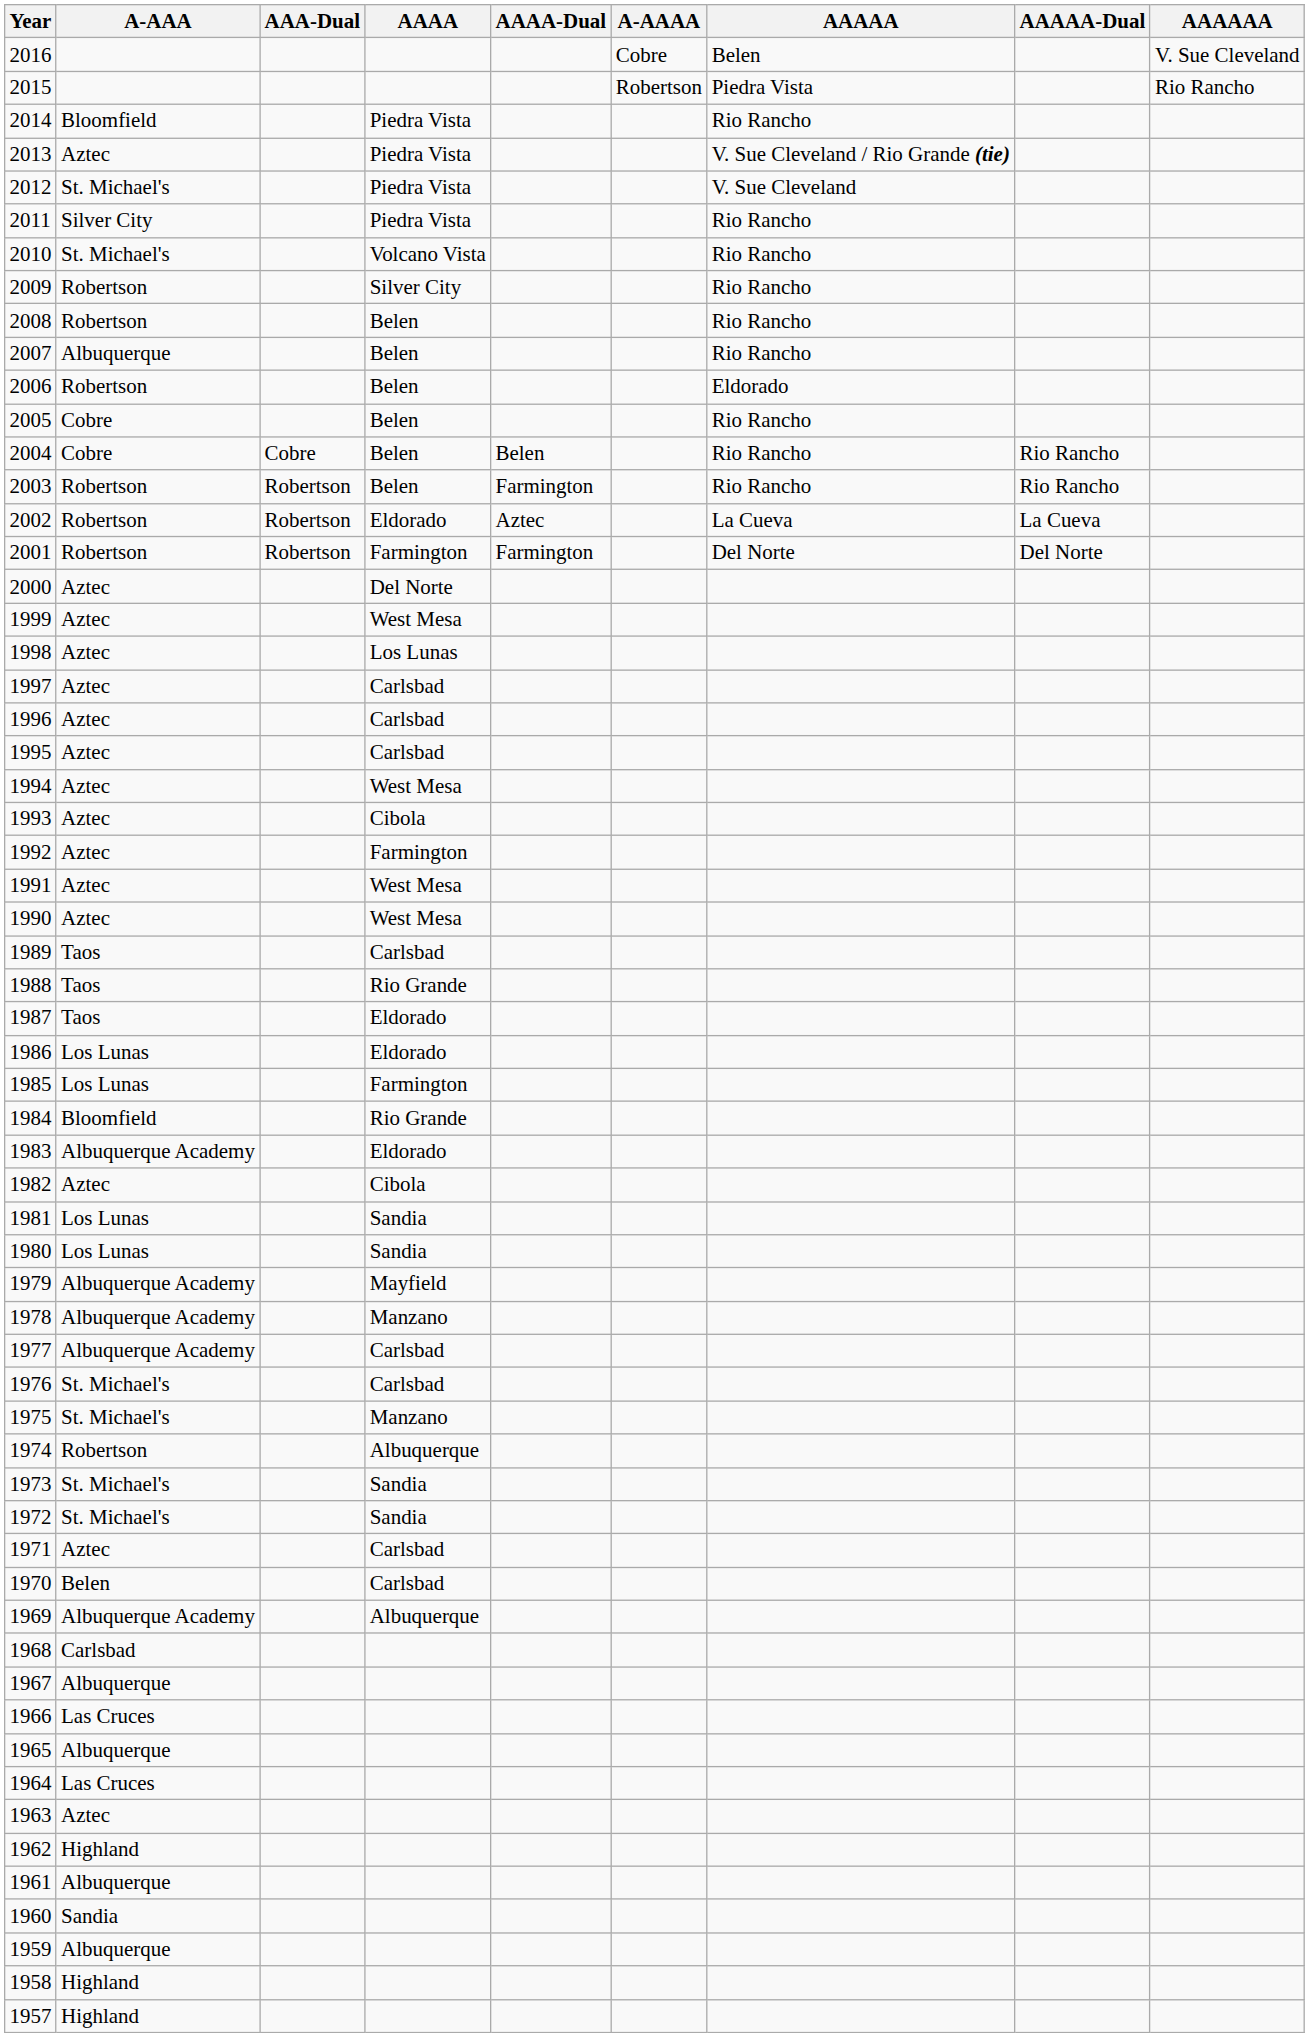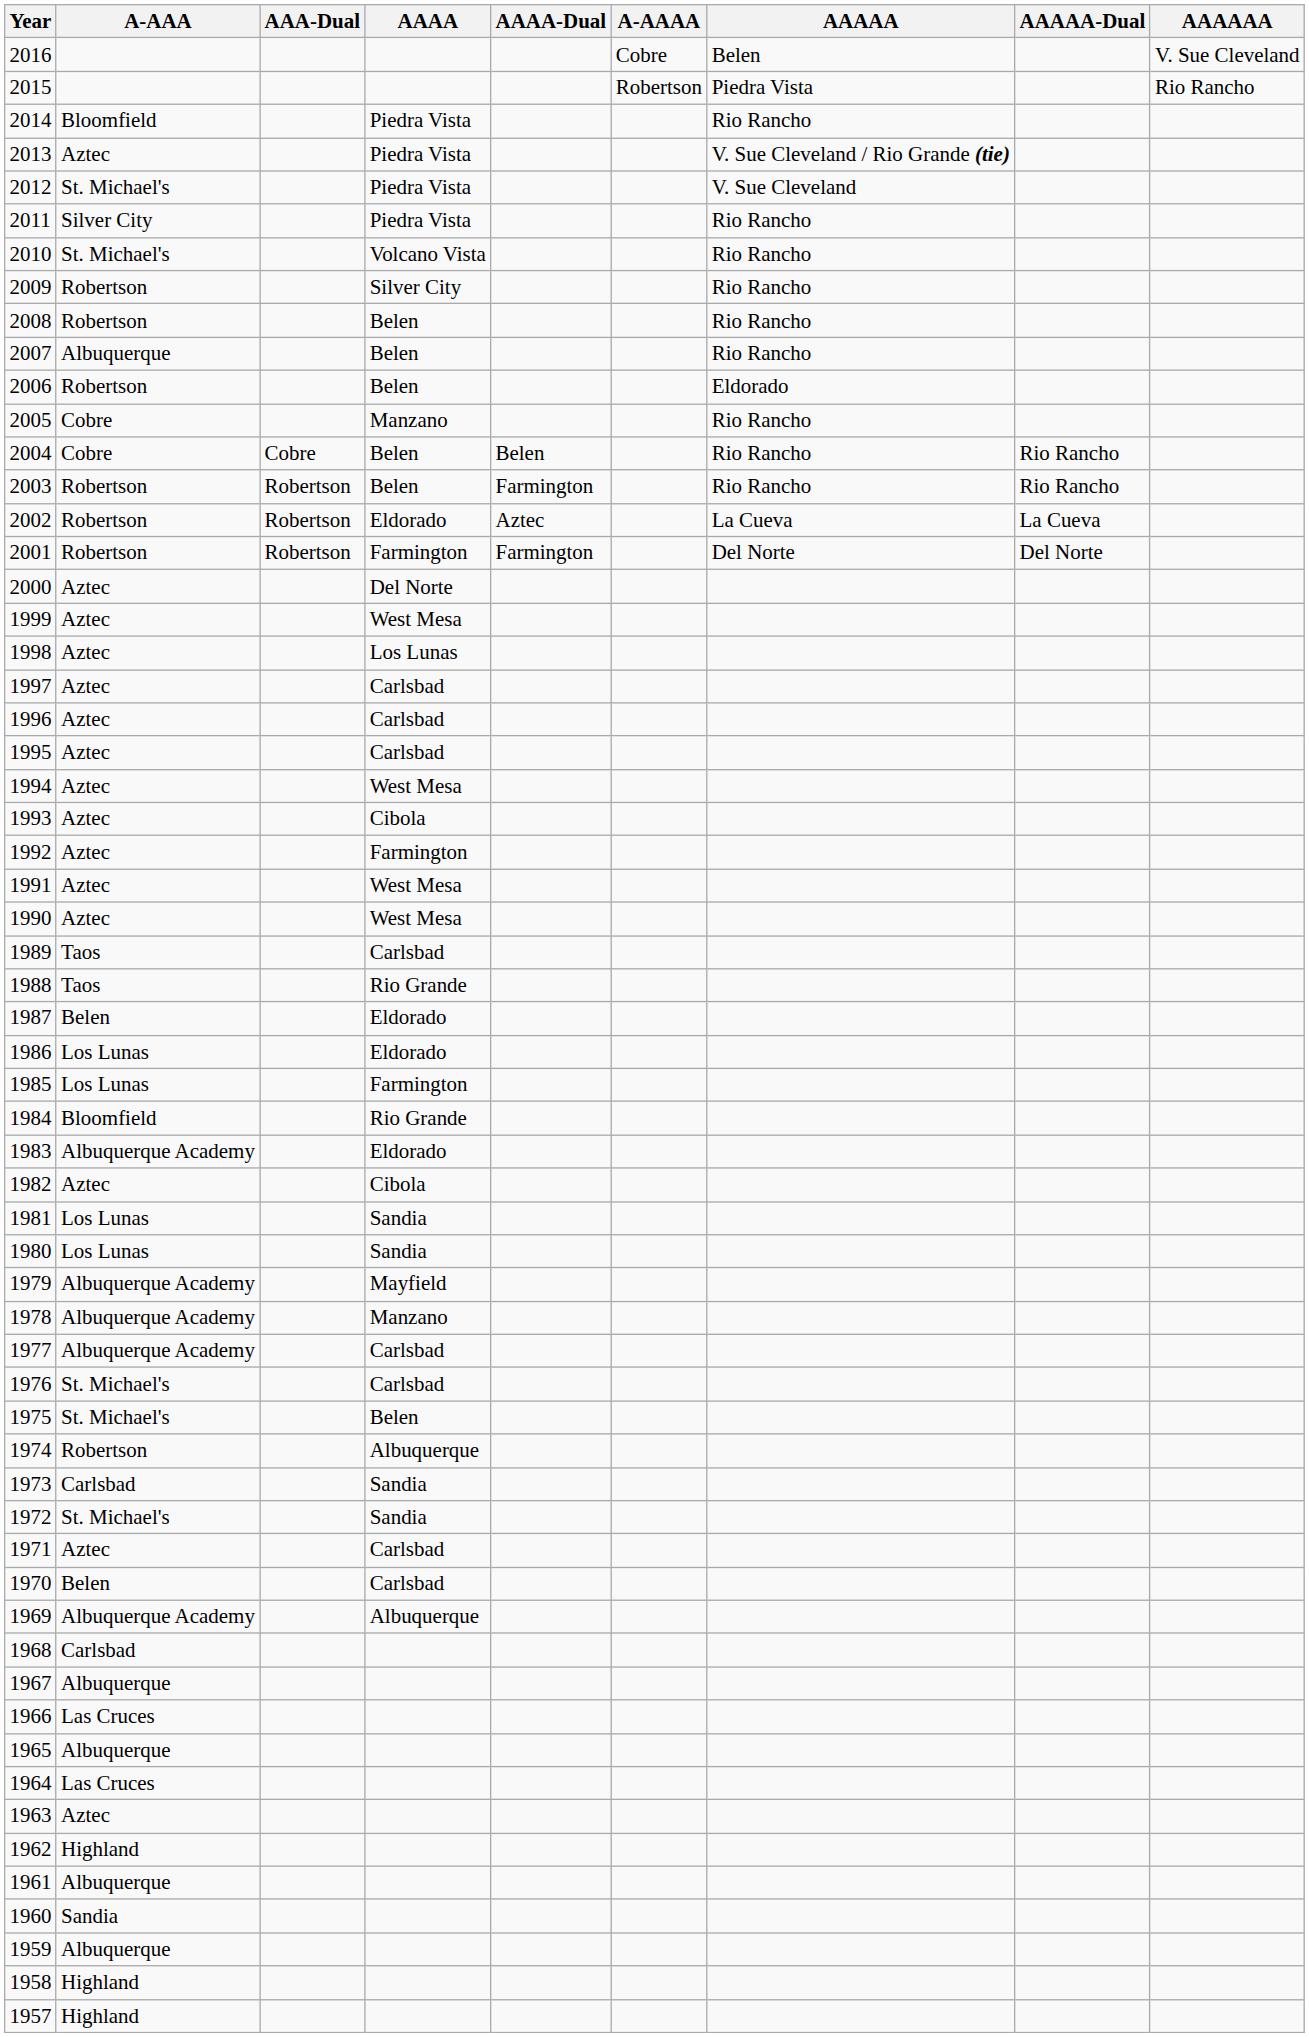(394, 420) Belen -> (409, 420) Manzano
(81, 1018) Taos -> (86, 1018) Belen
(409, 1417) Manzano -> (394, 1417) Belen
(115, 1483) St. Michael's -> (98, 1483) Carlsbad
